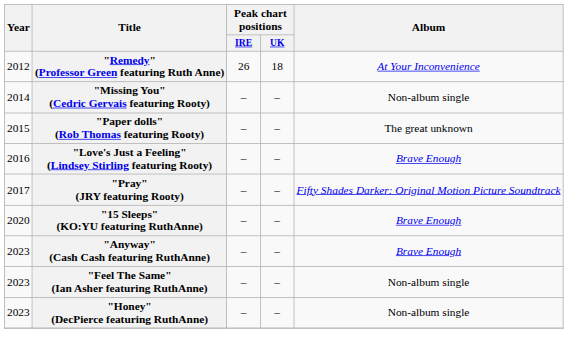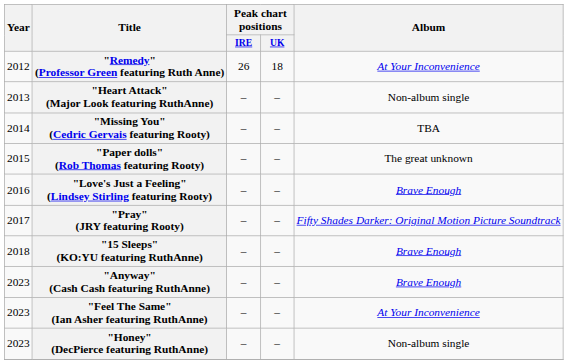+ row: (130, 97)
(429, 97) Non-album single -> (429, 128) TBA
(18, 220) 2020 -> (18, 251) 2018
(429, 282) Non-album single -> (429, 312) At Your Inconvenience
